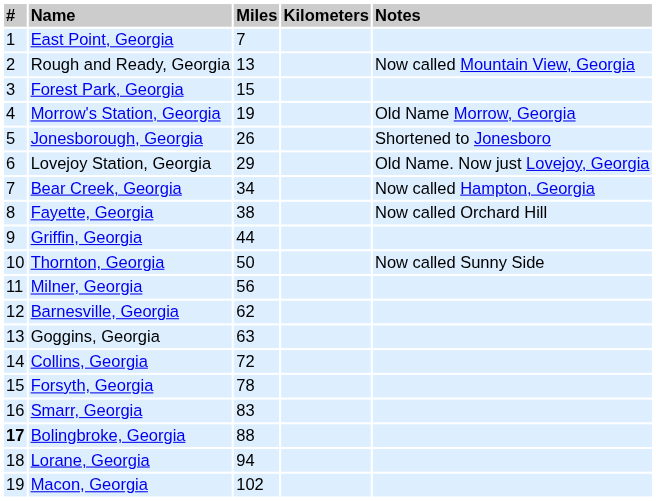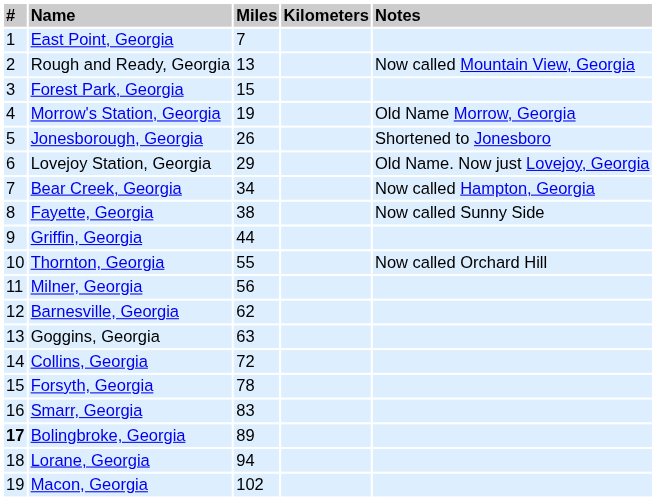(461, 213) Now called Orchard Hill -> (460, 213) Now called Sunny Side
(245, 262) 50 -> (245, 262) 55
(460, 262) Now called Sunny Side -> (461, 262) Now called Orchard Hill
(245, 435) 88 -> (245, 435) 89
